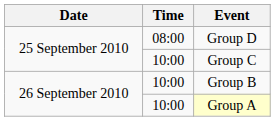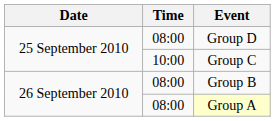(168, 82) 10:00 -> (168, 82) 08:00
(168, 104) 10:00 -> (168, 104) 08:00
